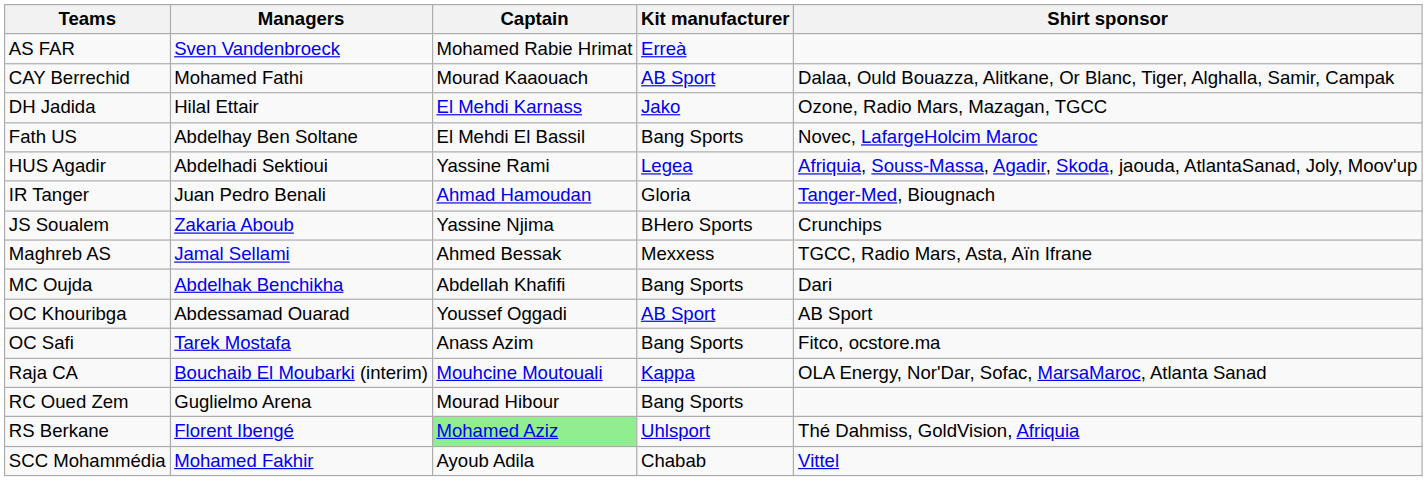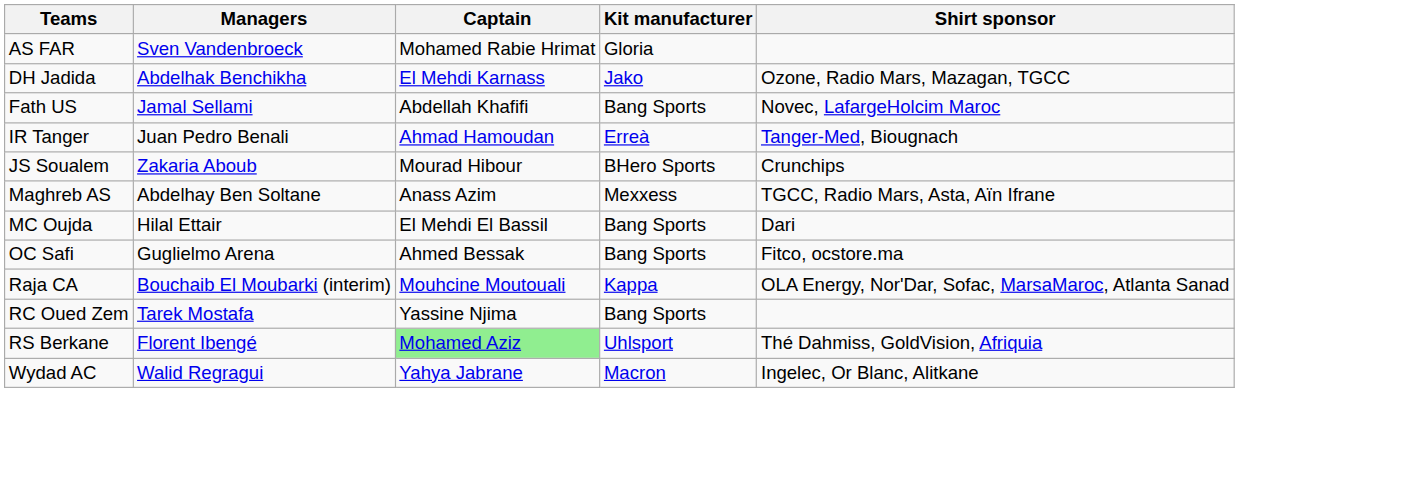(664, 48) Erreà -> (629, 48) Gloria
- row: (69, 78)
(216, 107) Hilal Ettair -> (222, 78) Abdelhak Benchikha
(266, 136) Abdelhay Ben Soltane -> (195, 107) Jamal Sellami
(511, 136) El Mehdi El Bassil -> (464, 107) Abdellah Khafifi
- row: (57, 166)
(666, 195) Gloria -> (627, 136) Erreà
(495, 225) Yassine Njima -> (461, 166) Mourad Hibour
(232, 254) Jamal Sellami -> (229, 195) Abdelhay Ben Soltane
(499, 254) Ahmed Bessak -> (448, 195) Anass Azim
(259, 284) Abdelhak Benchikha -> (179, 225) Hilal Ettair
(501, 284) Abdellah Khafifi -> (474, 225) El Mehdi El Bassil
- row: (68, 313)
(232, 343) Tarek Mostafa -> (206, 254) Guglielmo Arena
(485, 343) Anass Azim -> (462, 254) Ahmed Bessak
(243, 401) Guglielmo Arena -> (195, 313) Tarek Mostafa
(498, 401) Mourad Hibour -> (458, 313) Yassine Njima
- row: (87, 460)
+ row: (53, 372)
